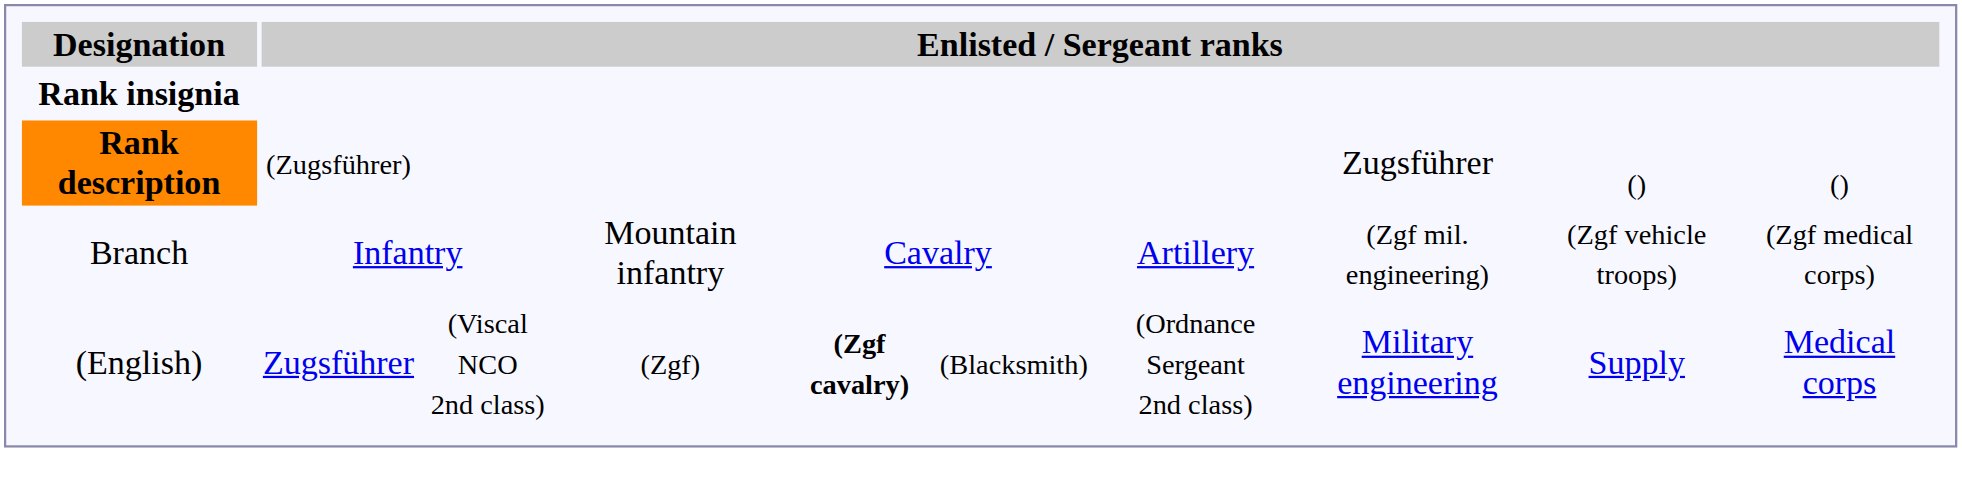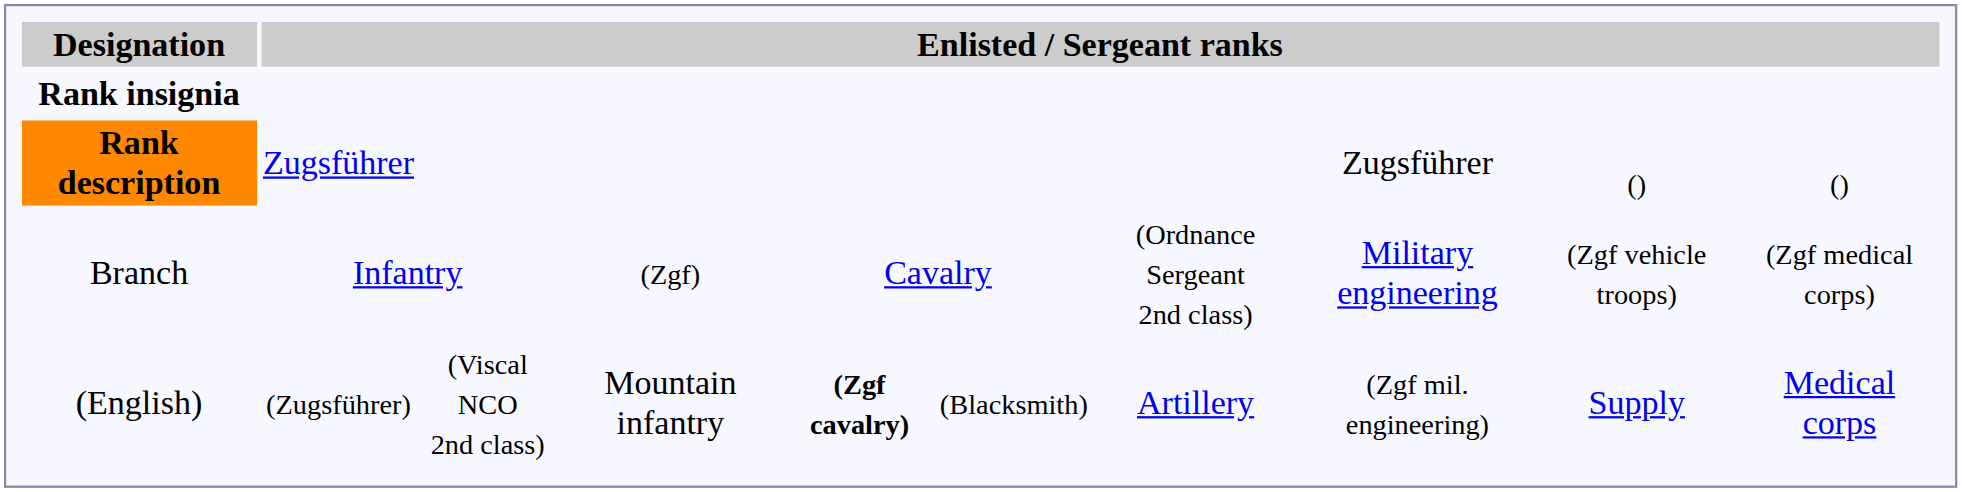(338, 165) (Zugsführer) -> (338, 162) Zugsführer
(670, 252) Mountain infantry -> (670, 275) (Zgf)
(1196, 252) Artillery -> (1196, 275) (Ordnance Sergeant 2nd class)
(1417, 255) (Zgf mil. engineering) -> (1417, 272) Military engineering
(338, 361) Zugsführer -> (338, 405) (Zugsführer)
(670, 365) (Zgf) -> (670, 402) Mountain infantry
(1196, 365) (Ordnance Sergeant 2nd class) -> (1196, 402) Artillery
(1417, 361) Military engineering -> (1417, 405) (Zgf mil. engineering)
